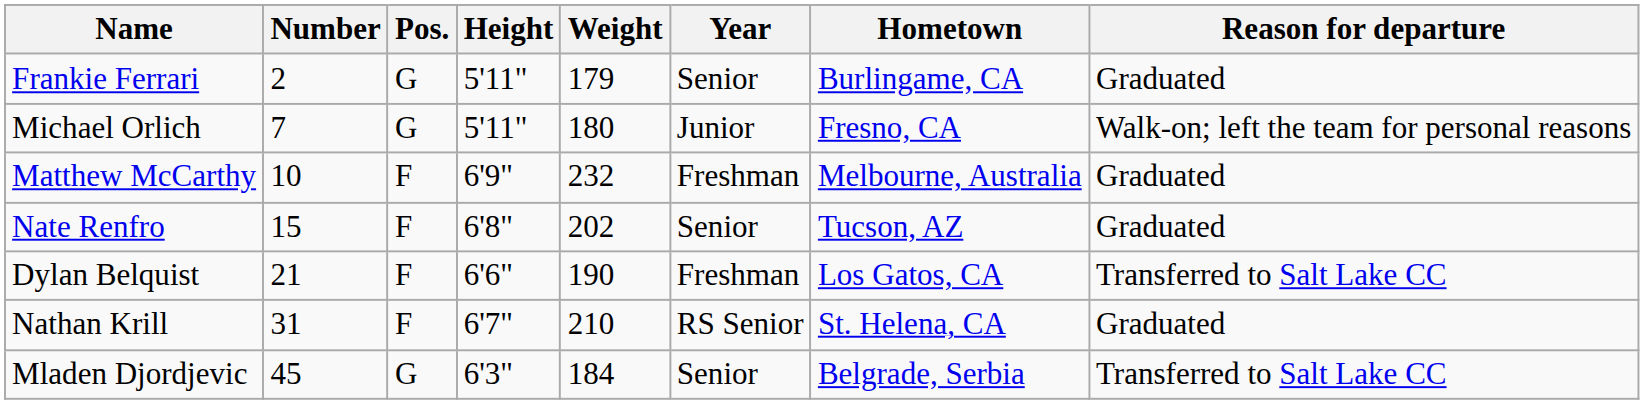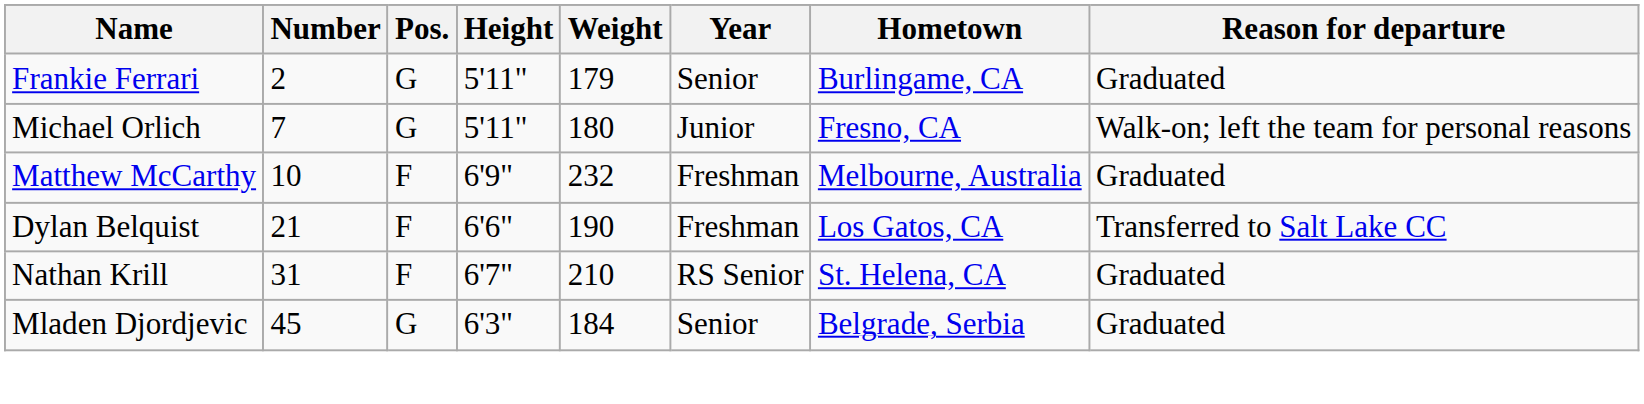- row: (88, 226)
(1271, 373) Transferred to Salt Lake CC -> (1161, 324) Graduated
